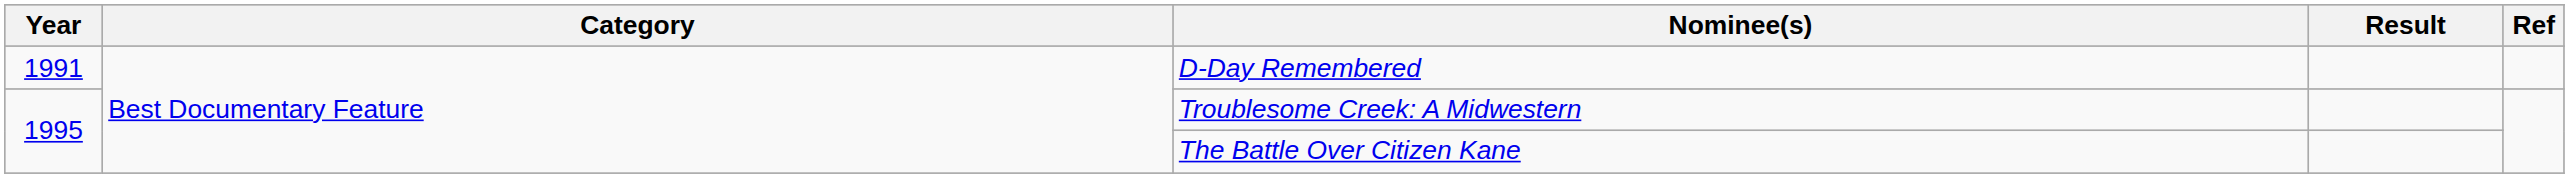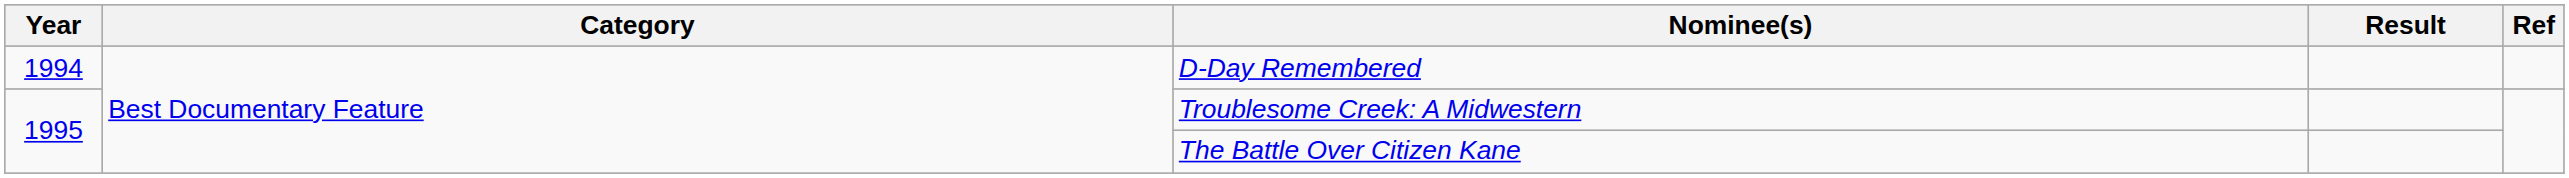(53, 67) 1991 -> (53, 67) 1994
